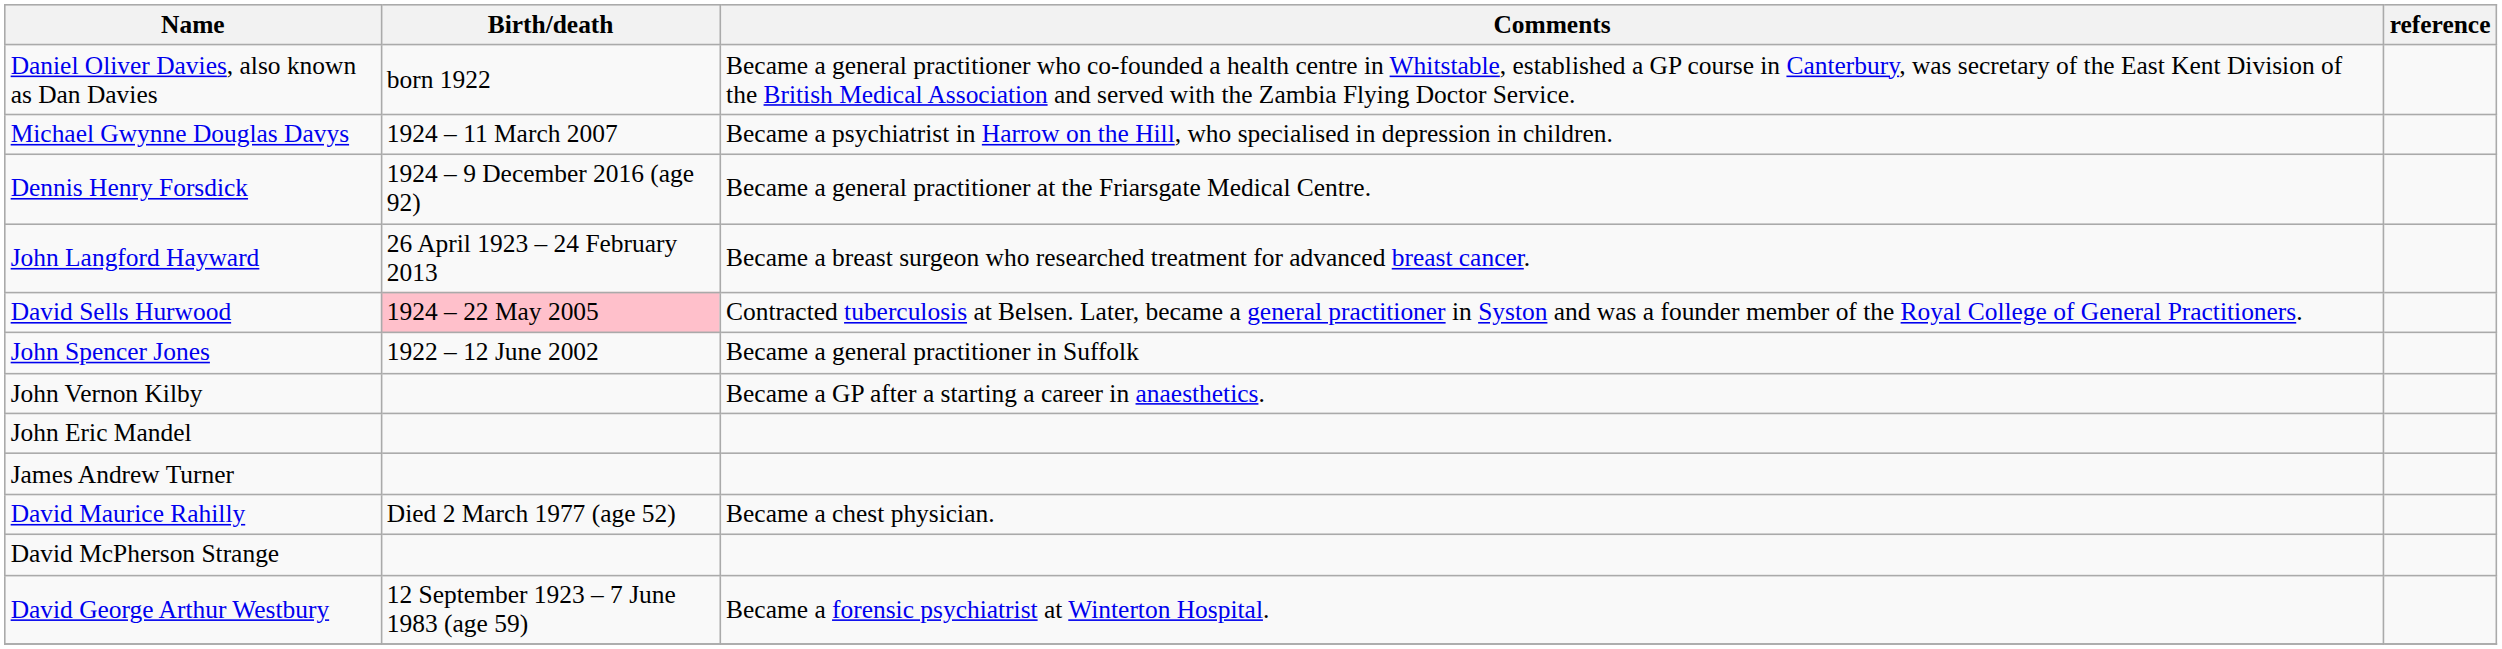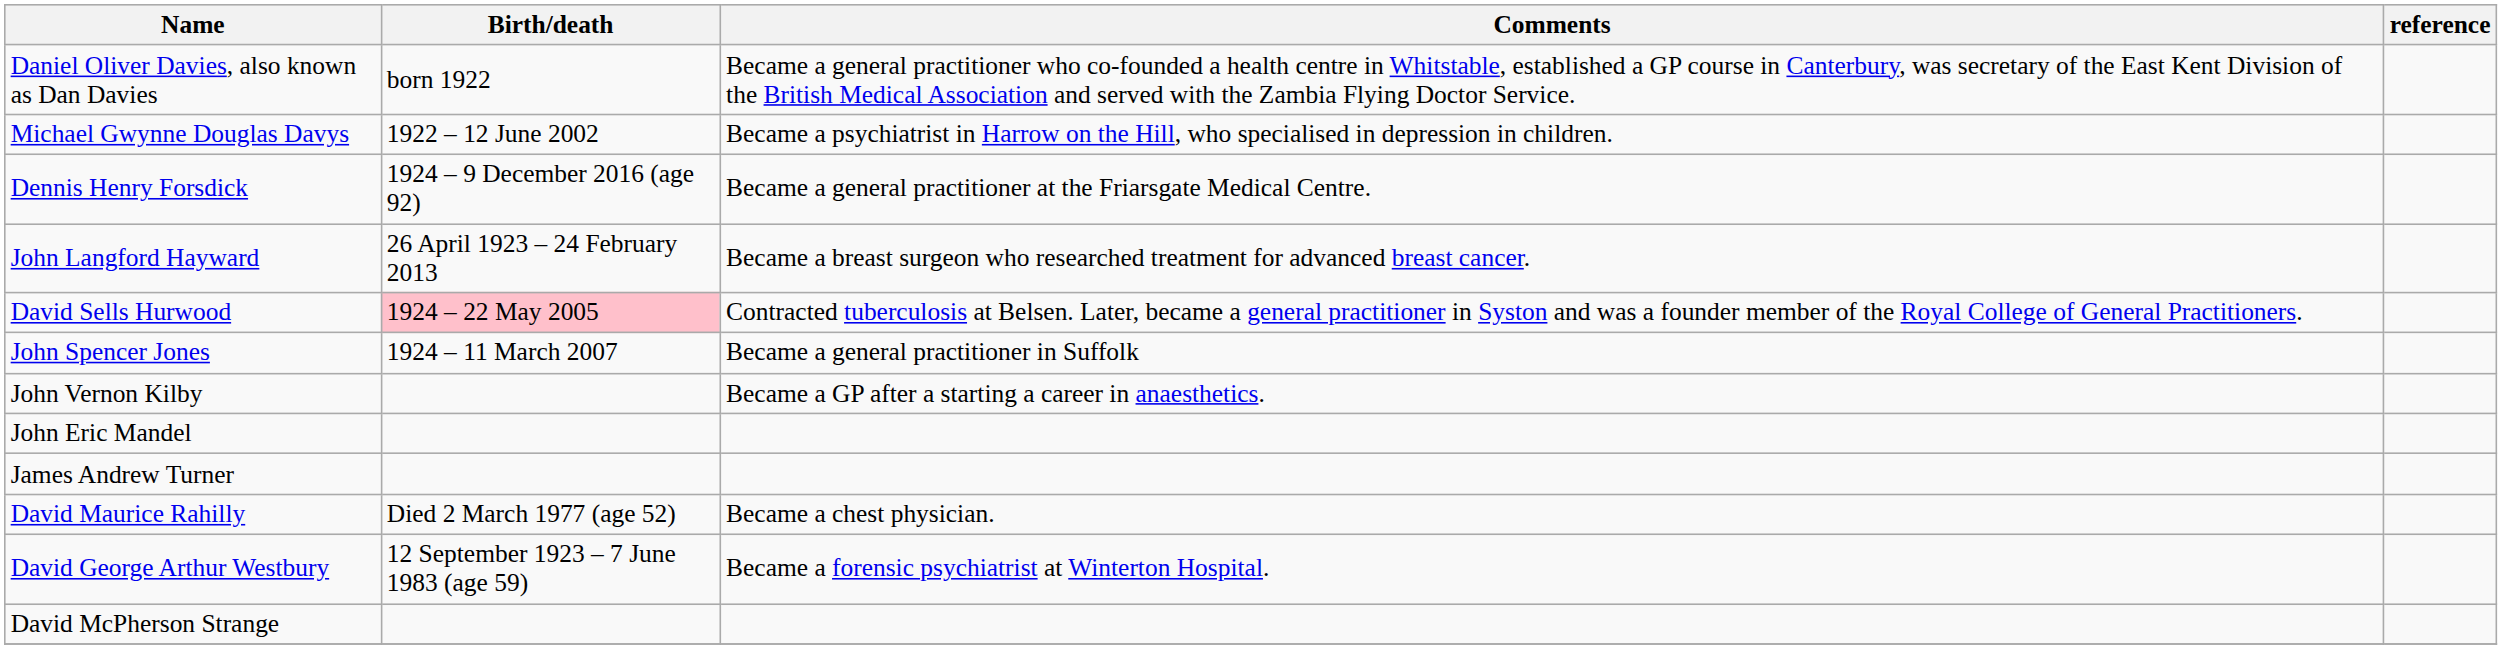(502, 133) 1924 – 11 March 2007 -> (493, 133) 1922 – 12 June 2002
(493, 352) 1922 – 12 June 2002 -> (502, 352) 1924 – 11 March 2007
rows swapped: (145, 554) <-> (170, 608)
